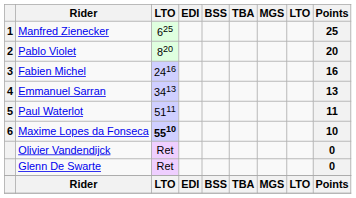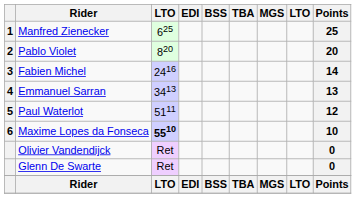(332, 71) 16 -> (332, 71) 14
(332, 111) 11 -> (332, 111) 12
